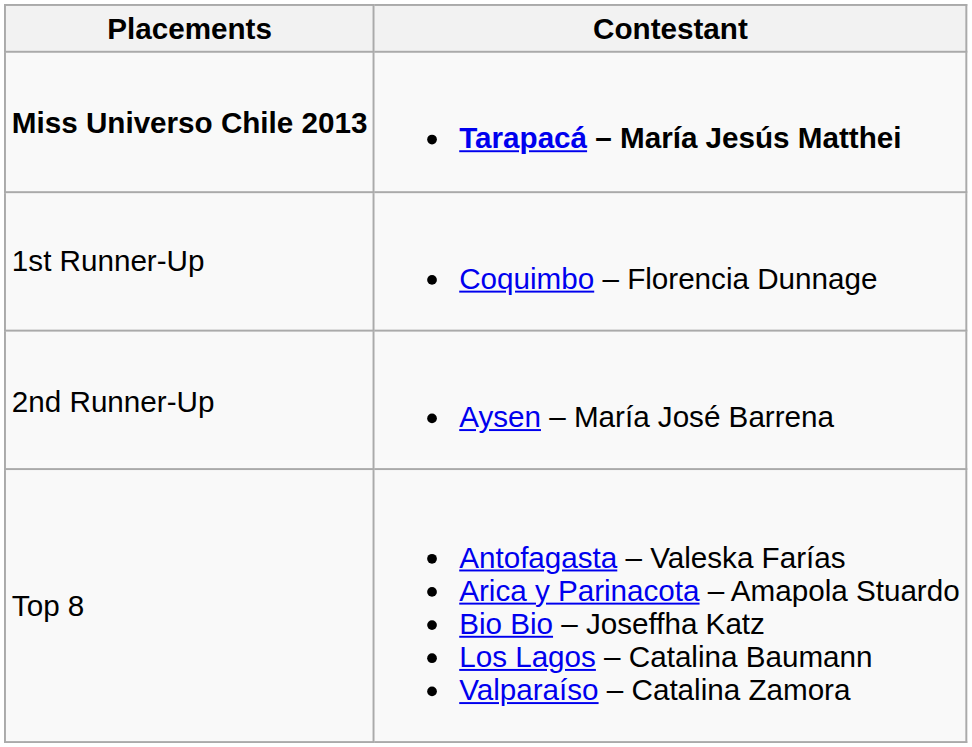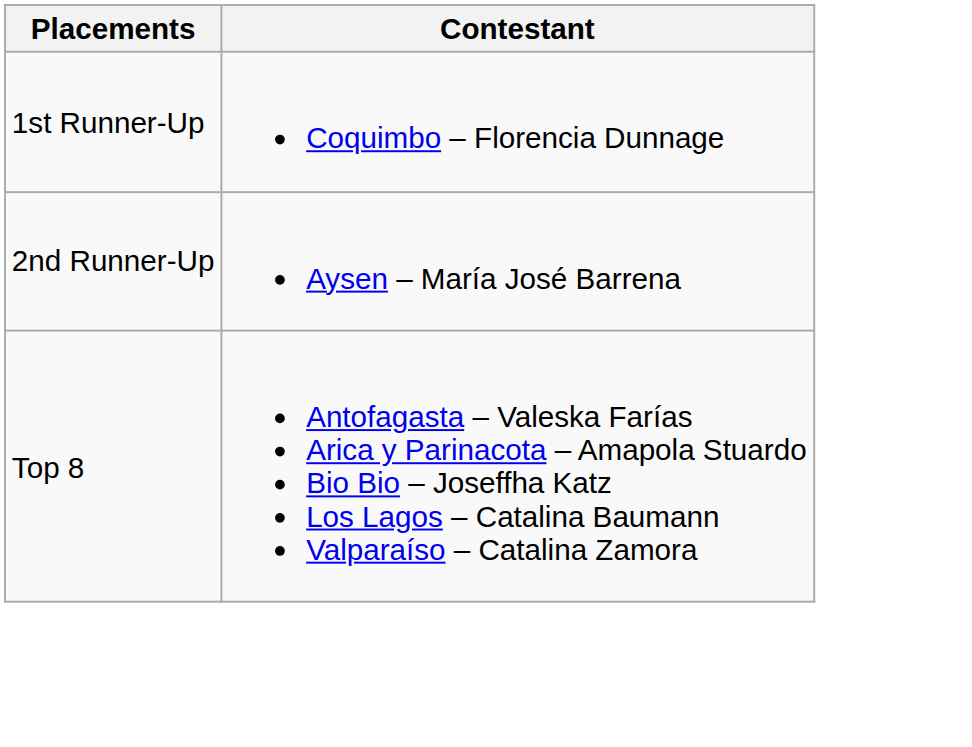- row: (190, 122)
